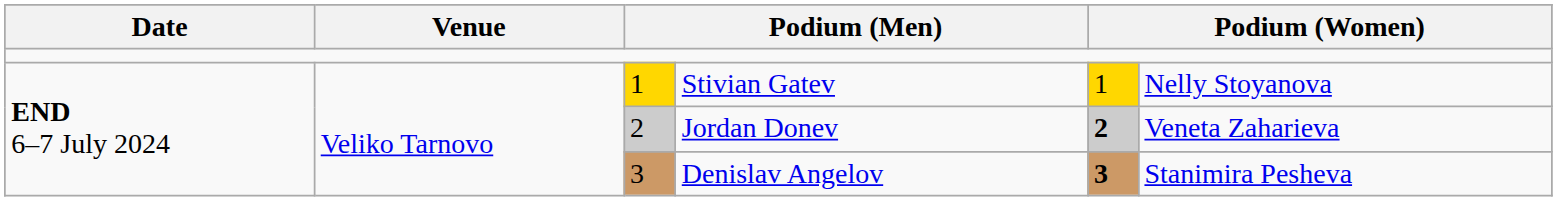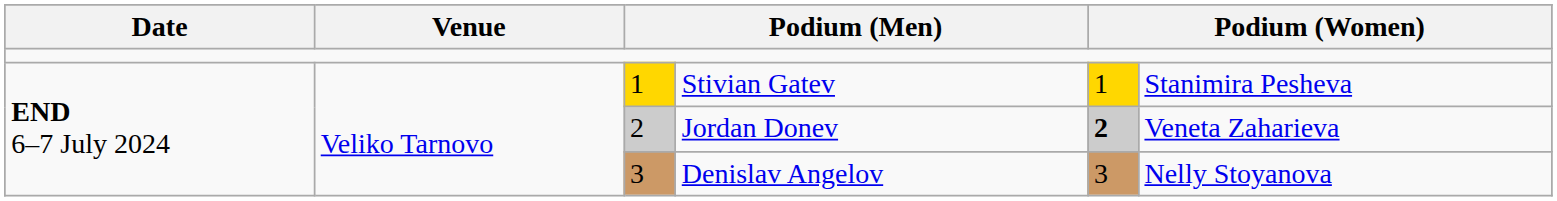(1238, 84) Nelly Stoyanova -> (1248, 84) Stanimira Pesheva
(1101, 172) bold -> (1101, 172) normal
(1248, 172) Stanimira Pesheva -> (1238, 172) Nelly Stoyanova
